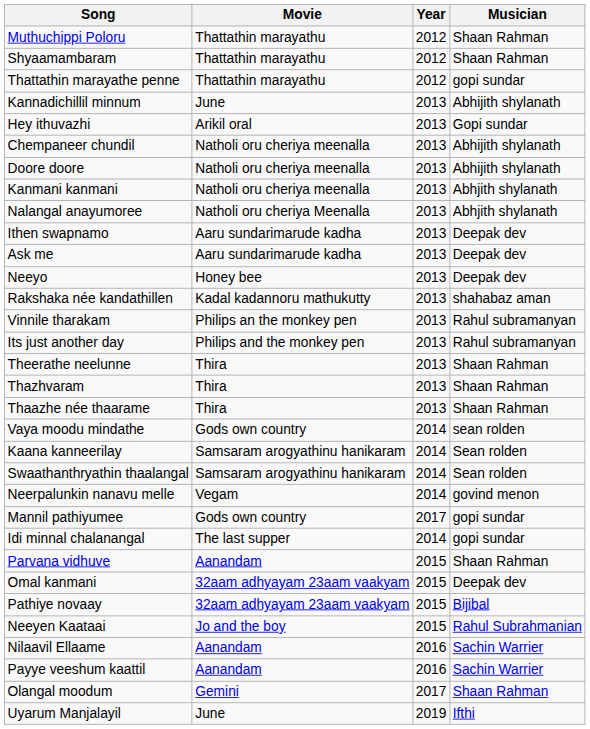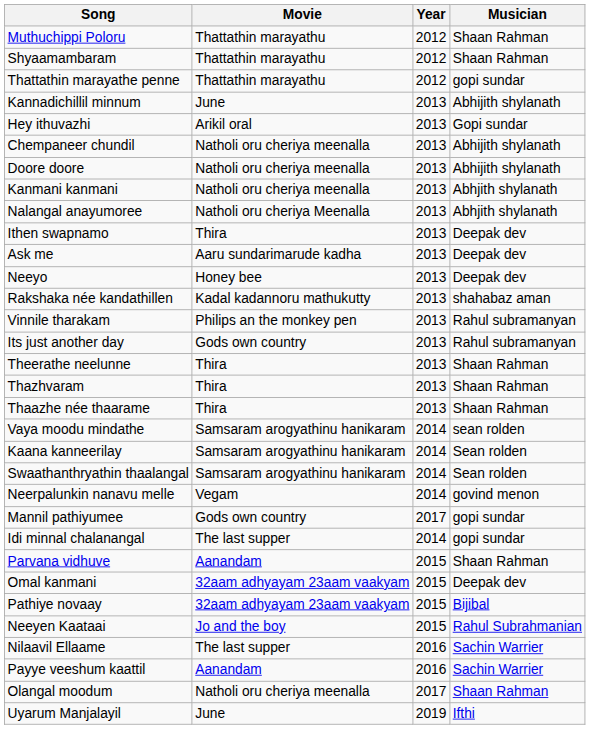(278, 233) Aaru sundarimarude kadha -> (211, 233) Thira
(280, 342) Philips and the monkey pen -> (251, 342) Gods own country
(251, 430) Gods own country -> (300, 430) Samsaram arogyathinu hanikaram
(229, 648) Aanandam -> (243, 648) The last supper
(217, 691) Gemini -> (282, 691) Natholi oru cheriya meenalla
